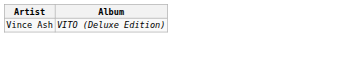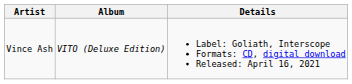+ column: (258, 11)
